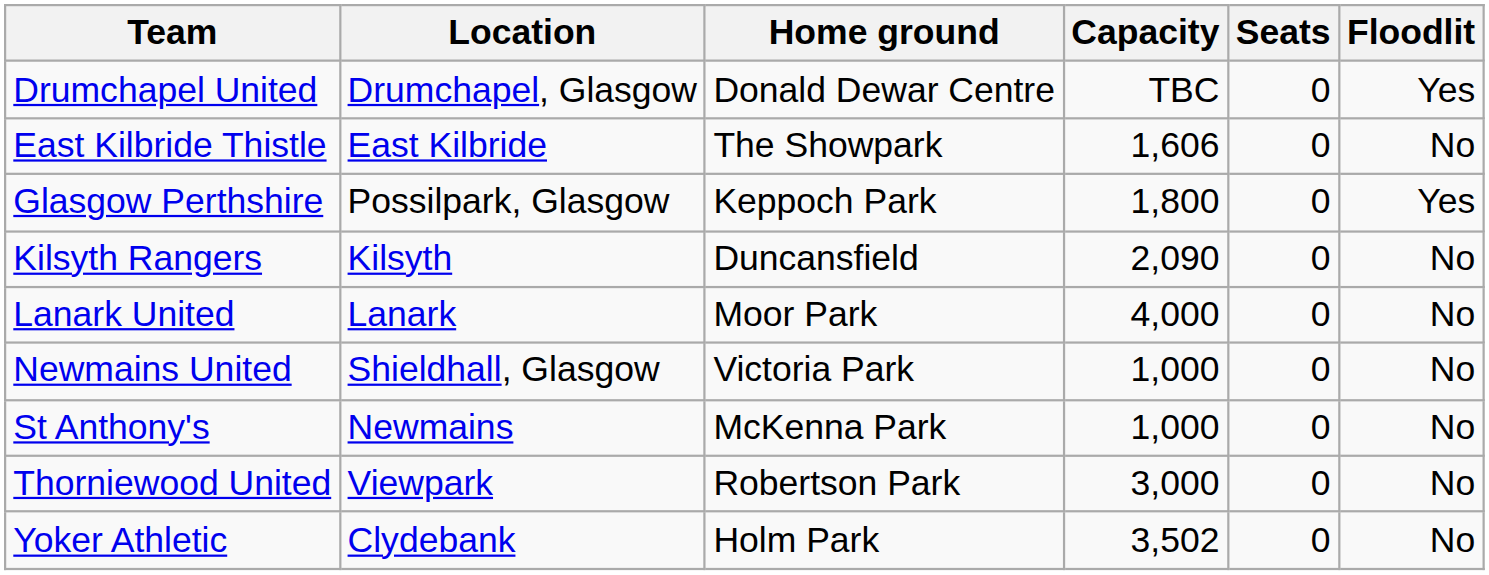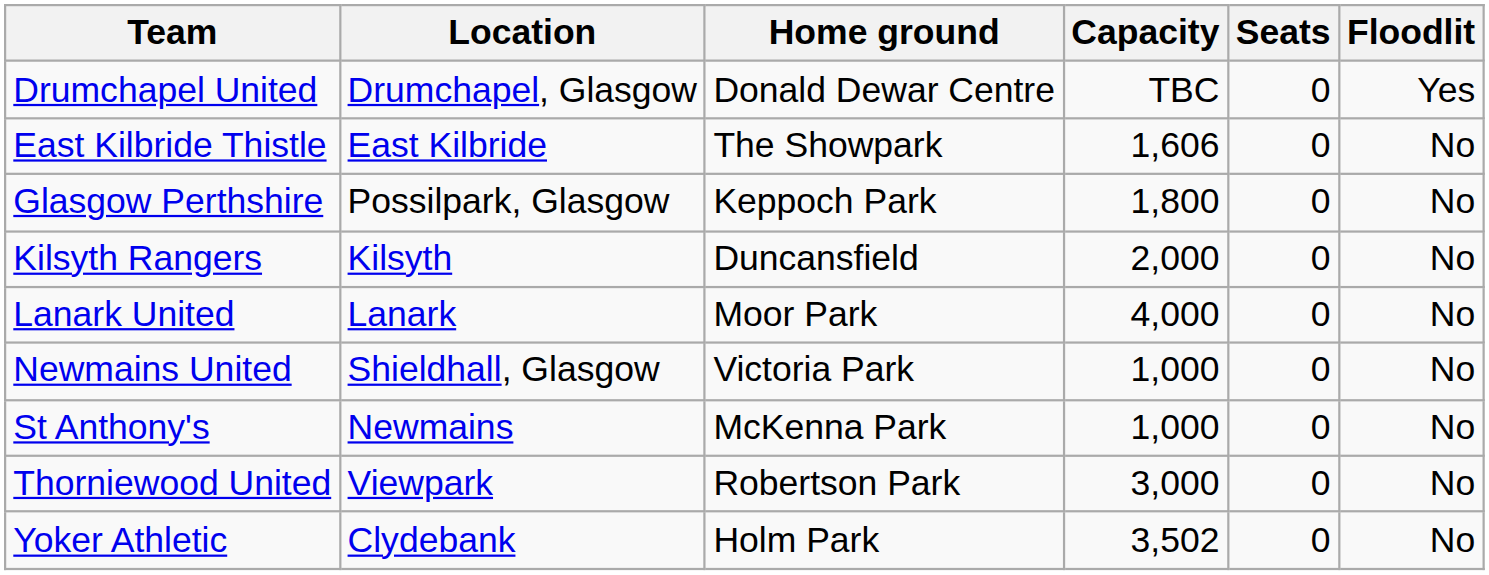(1446, 201) Yes -> (1452, 201) No
(1175, 257) 2,090 -> (1175, 257) 2,000
